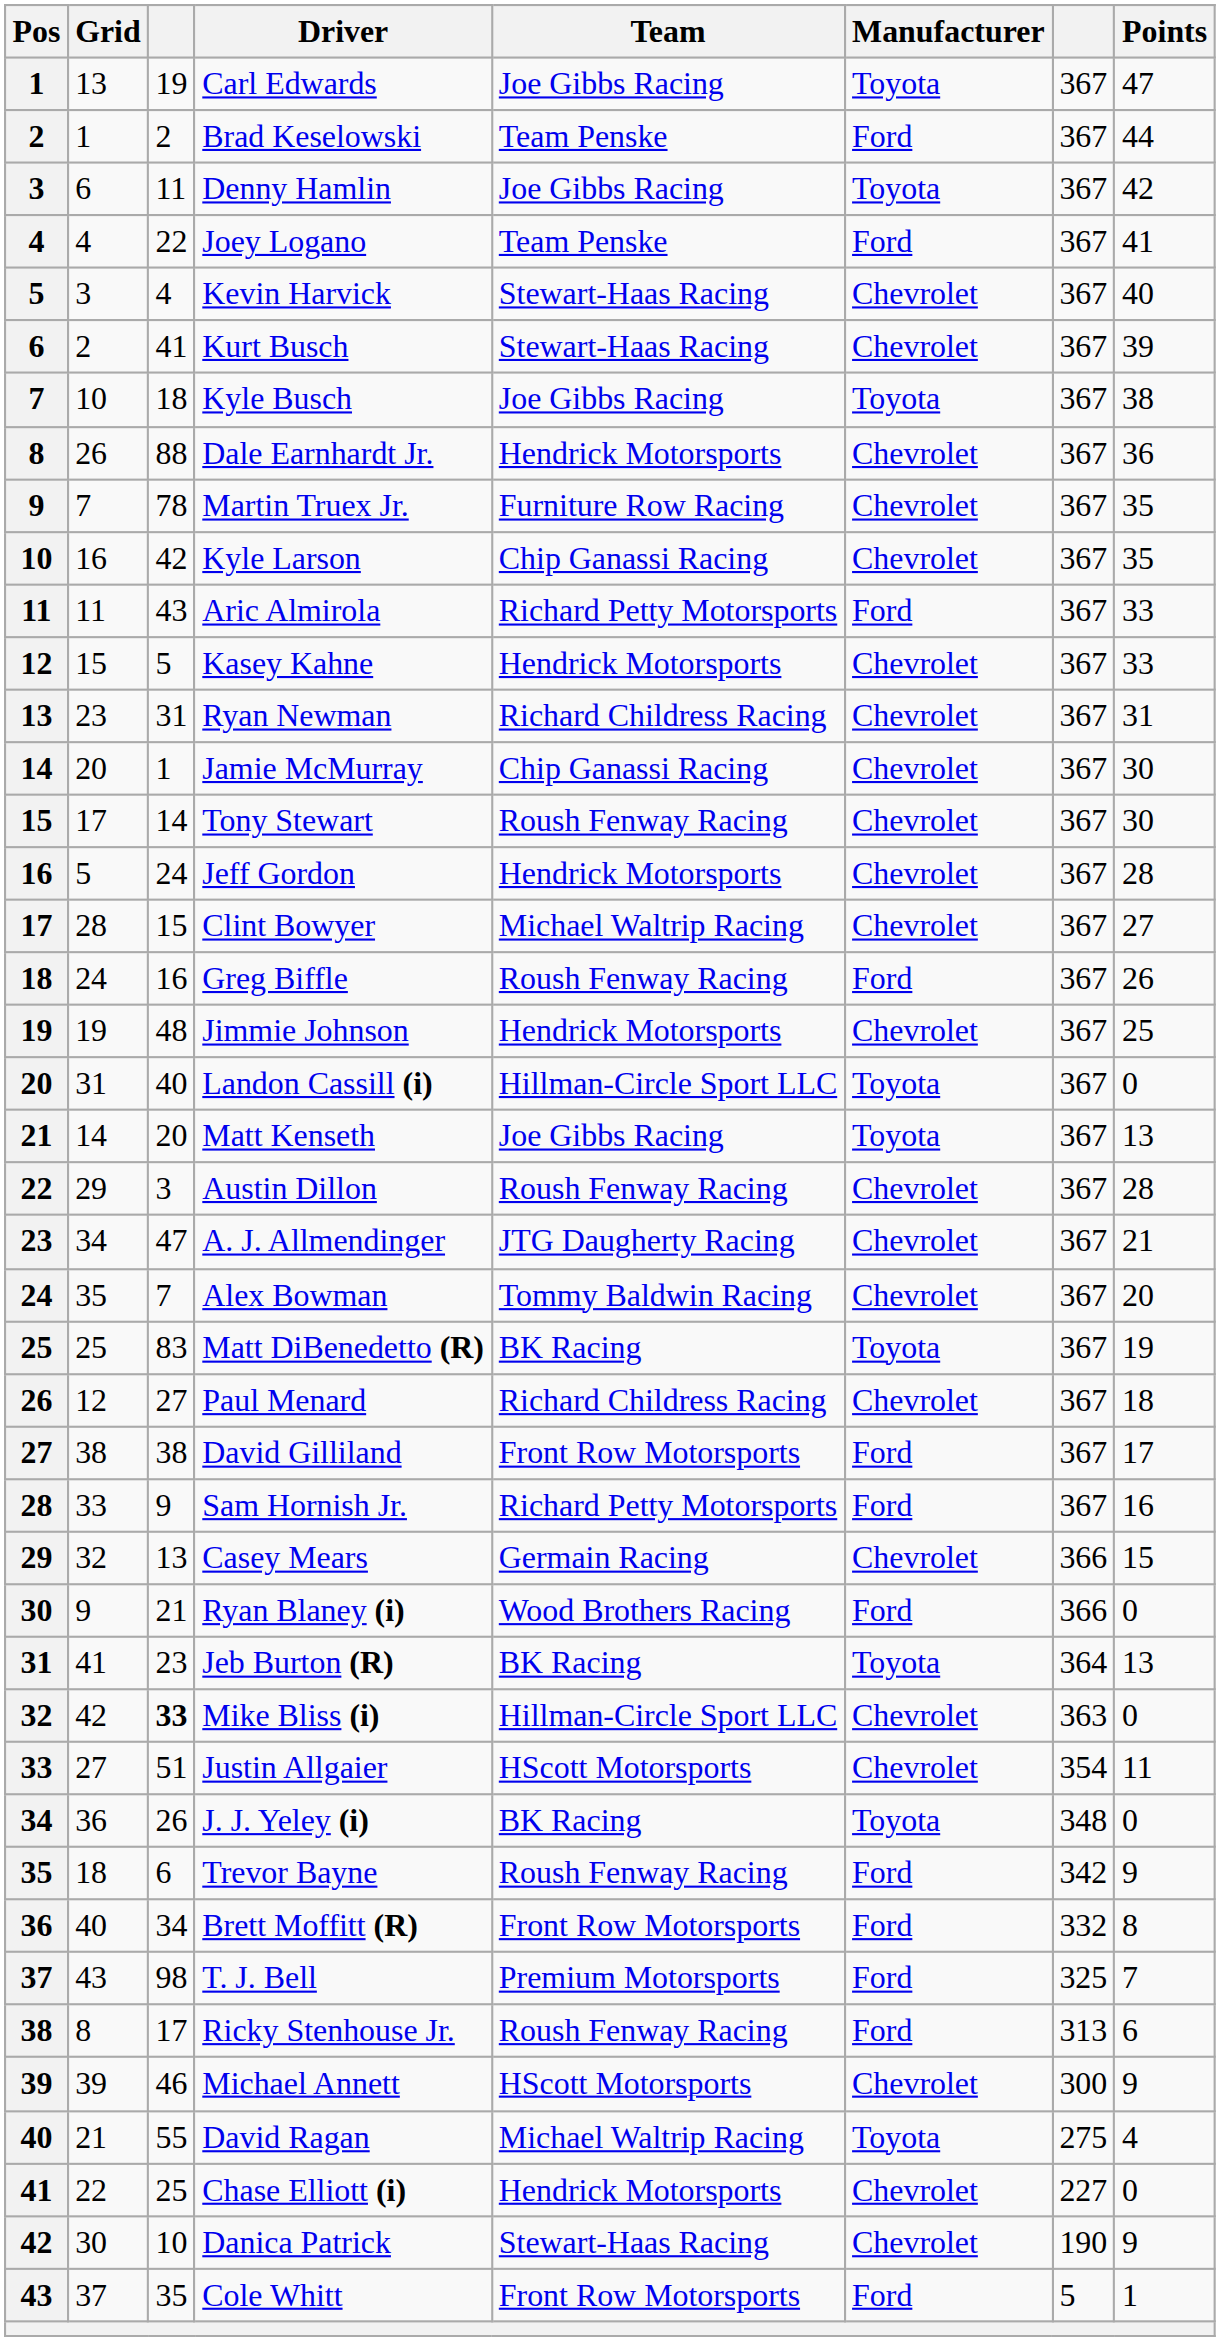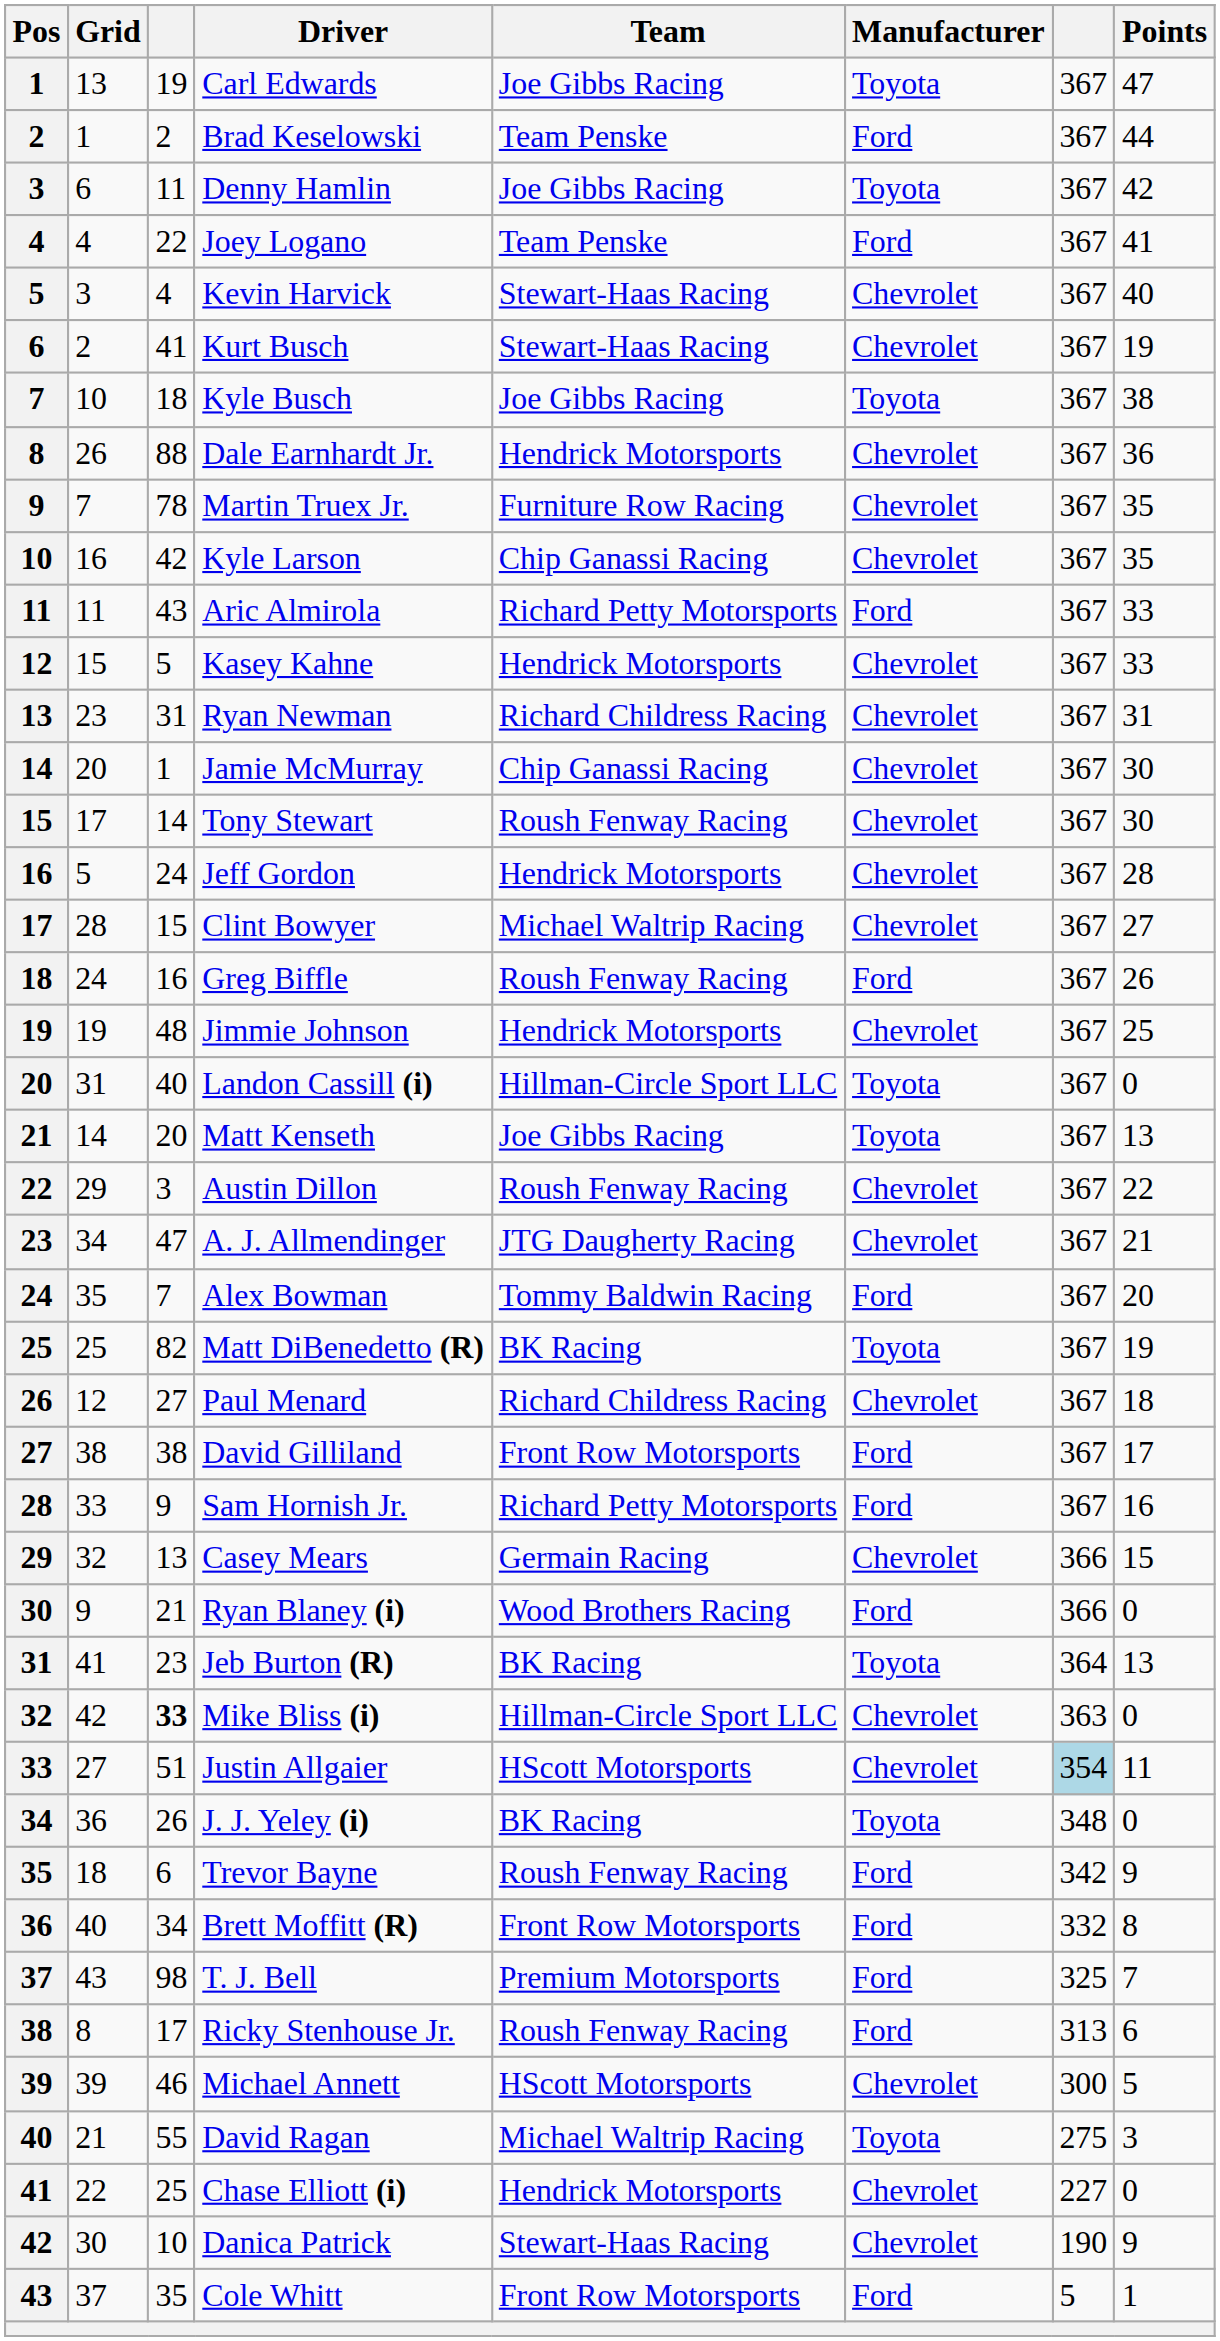(1138, 346) 39 -> (1138, 346) 19
(1138, 1188) 28 -> (1138, 1188) 22
(915, 1294) Chevrolet -> (882, 1294) Ford
(172, 1346) 83 -> (172, 1346) 82
(1083, 1767) no background -> (1083, 1767) lightblue background
(1130, 2083) 9 -> (1130, 2083) 5
(1130, 2136) 4 -> (1130, 2136) 3
